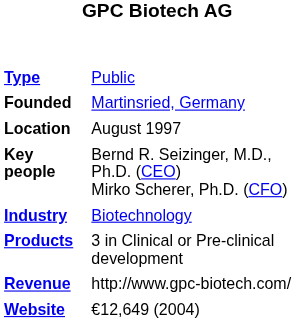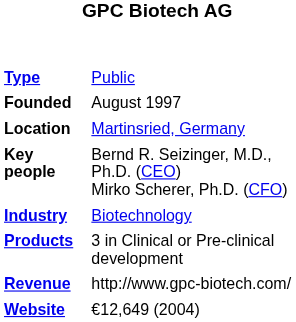(168, 103) Martinsried, Germany -> (136, 103) August 1997
(136, 128) August 1997 -> (168, 128) Martinsried, Germany
